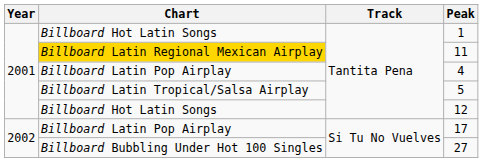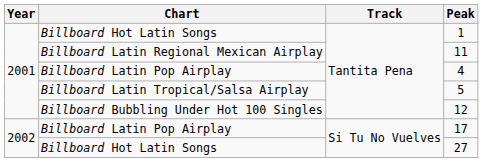(182, 52) gold background -> (182, 52) no background
(129, 109) Billboard Hot Latin Songs -> (182, 109) Billboard Bubbling Under Hot 100 Singles
(182, 147) Billboard Bubbling Under Hot 100 Singles -> (129, 147) Billboard Hot Latin Songs
